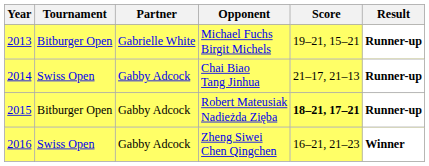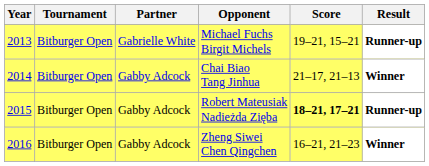(66, 76) Swiss Open -> (75, 76) Bitburger Open
(394, 76) Runner-up -> (385, 76) Winner
(66, 144) Swiss Open -> (75, 144) Bitburger Open
